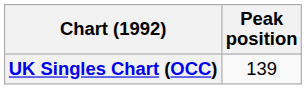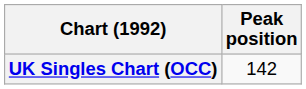(262, 68) 139 -> (262, 68) 142
